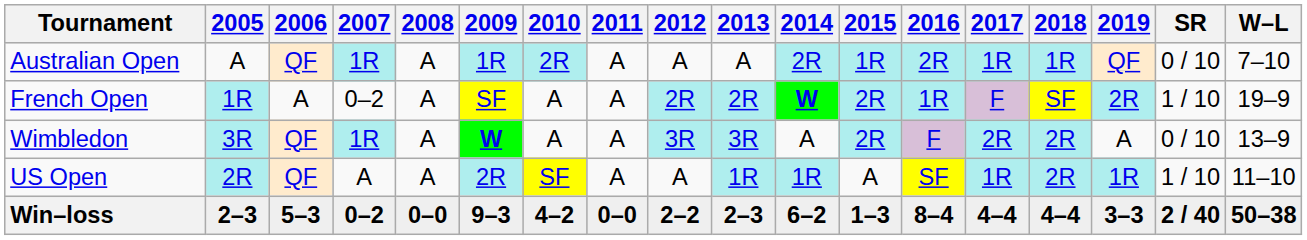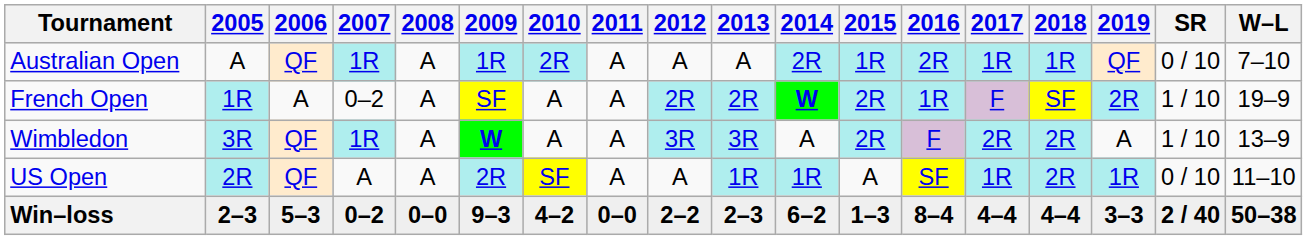(1191, 138) 0 / 10 -> (1191, 138) 1 / 10
(1191, 176) 1 / 10 -> (1191, 176) 0 / 10
